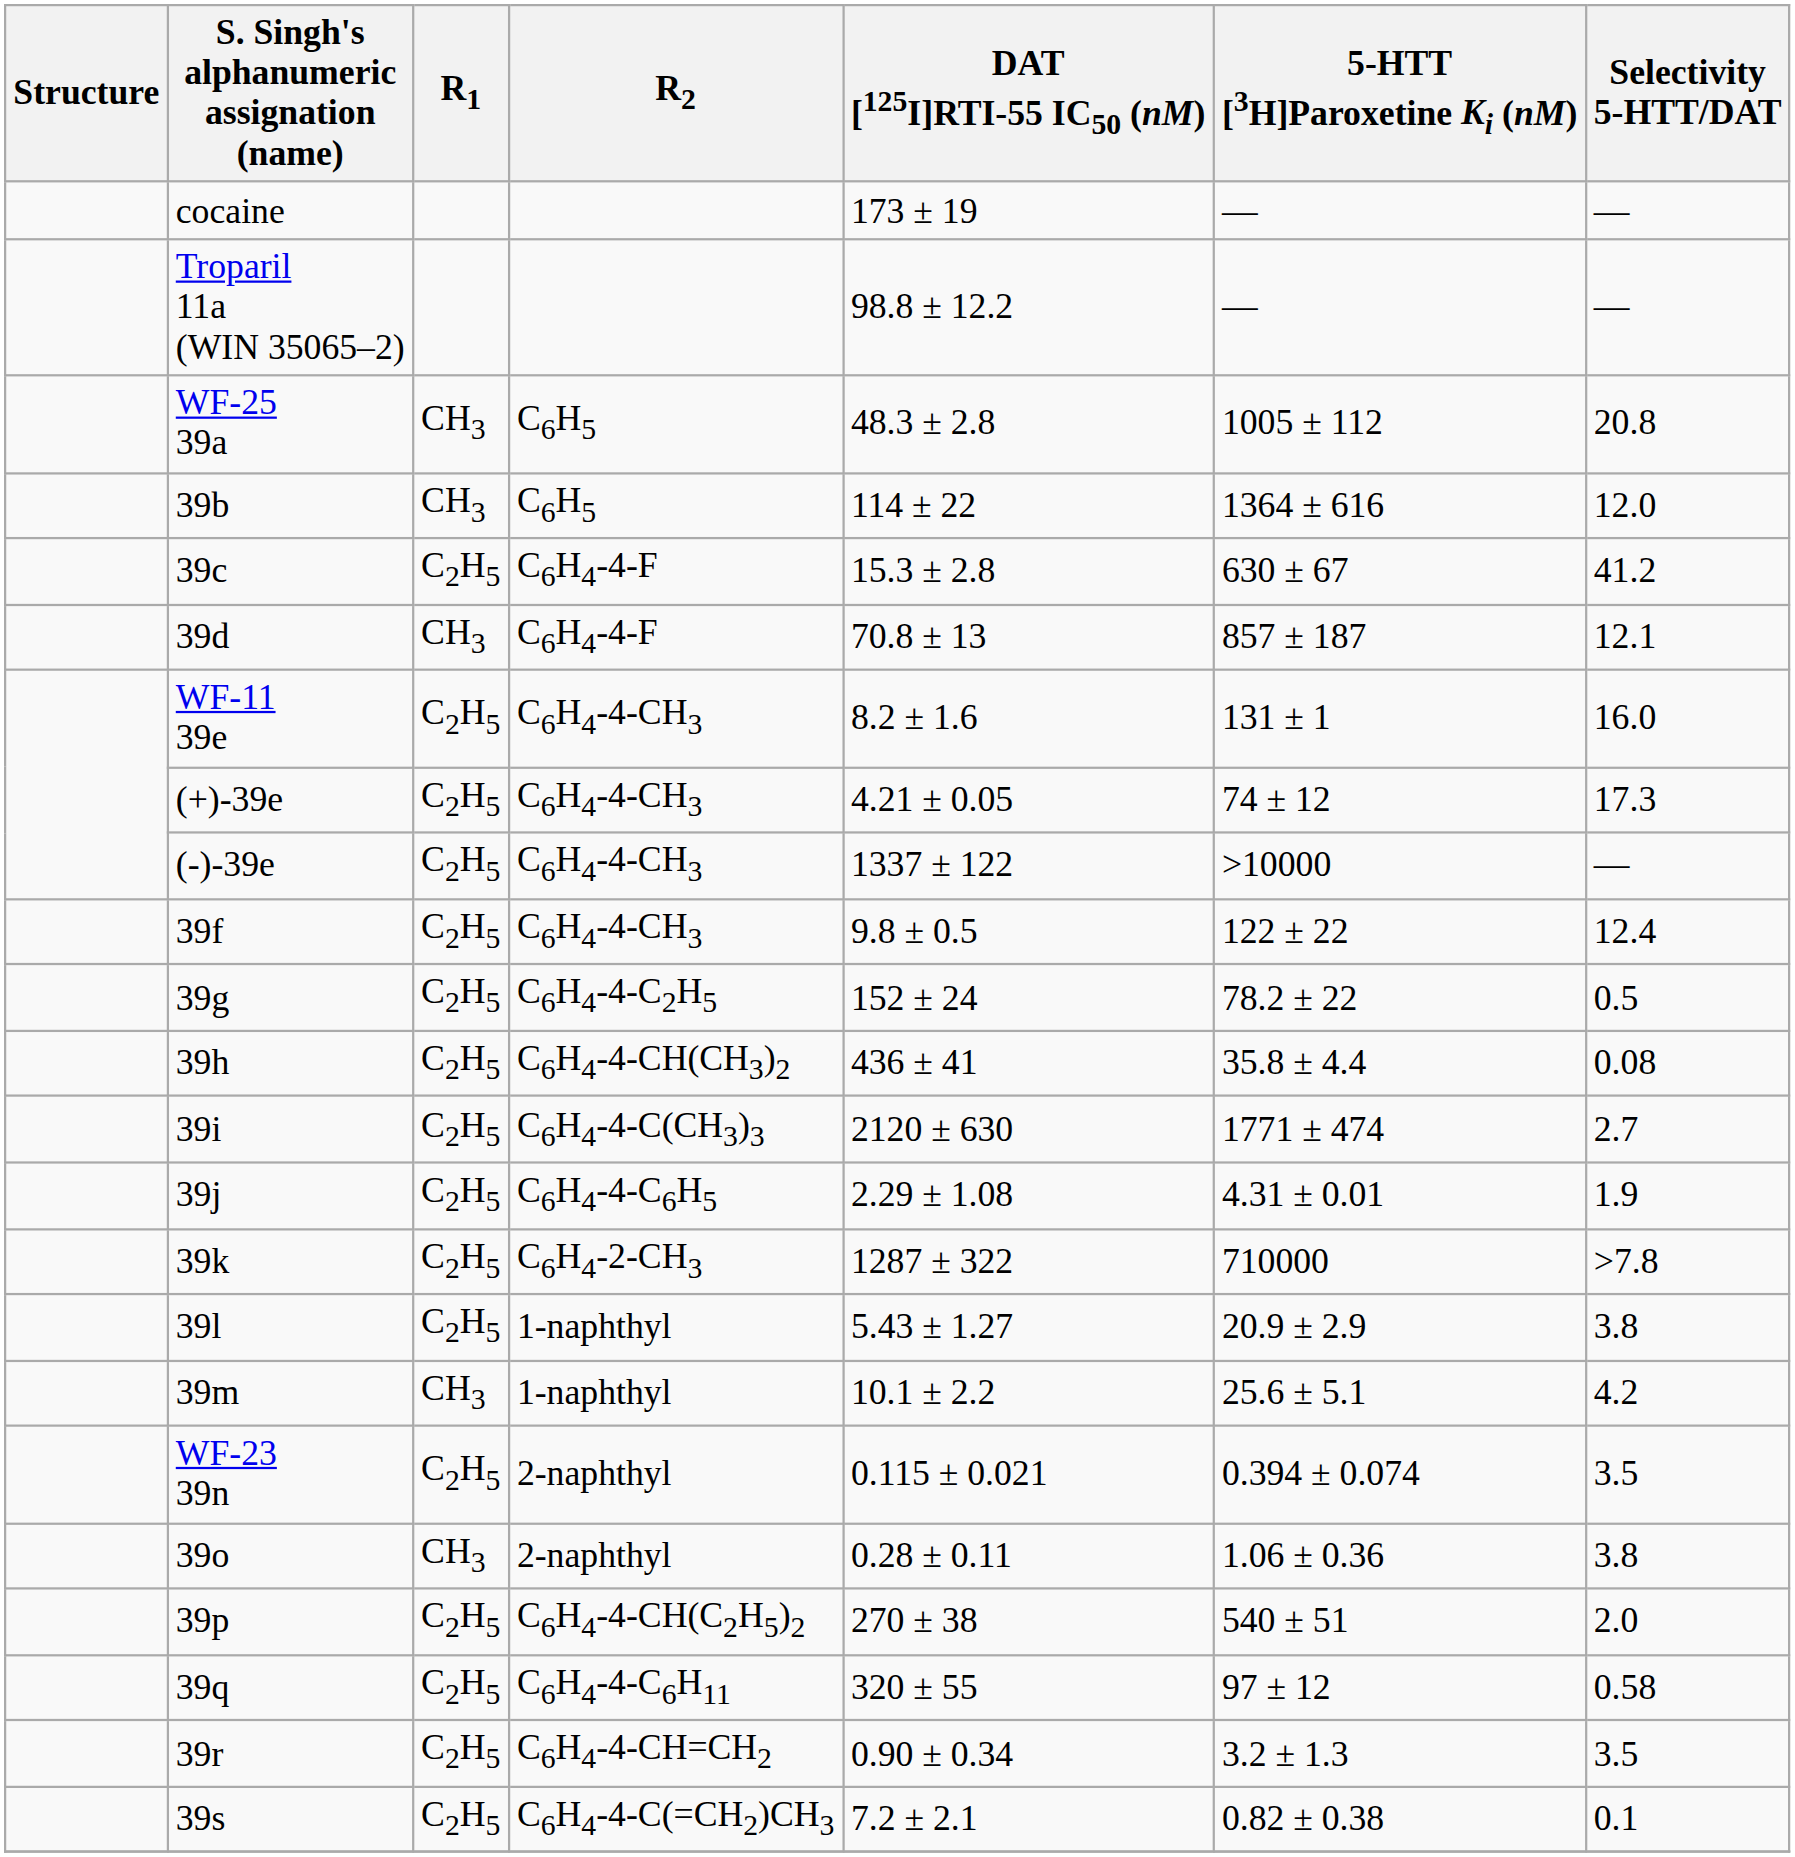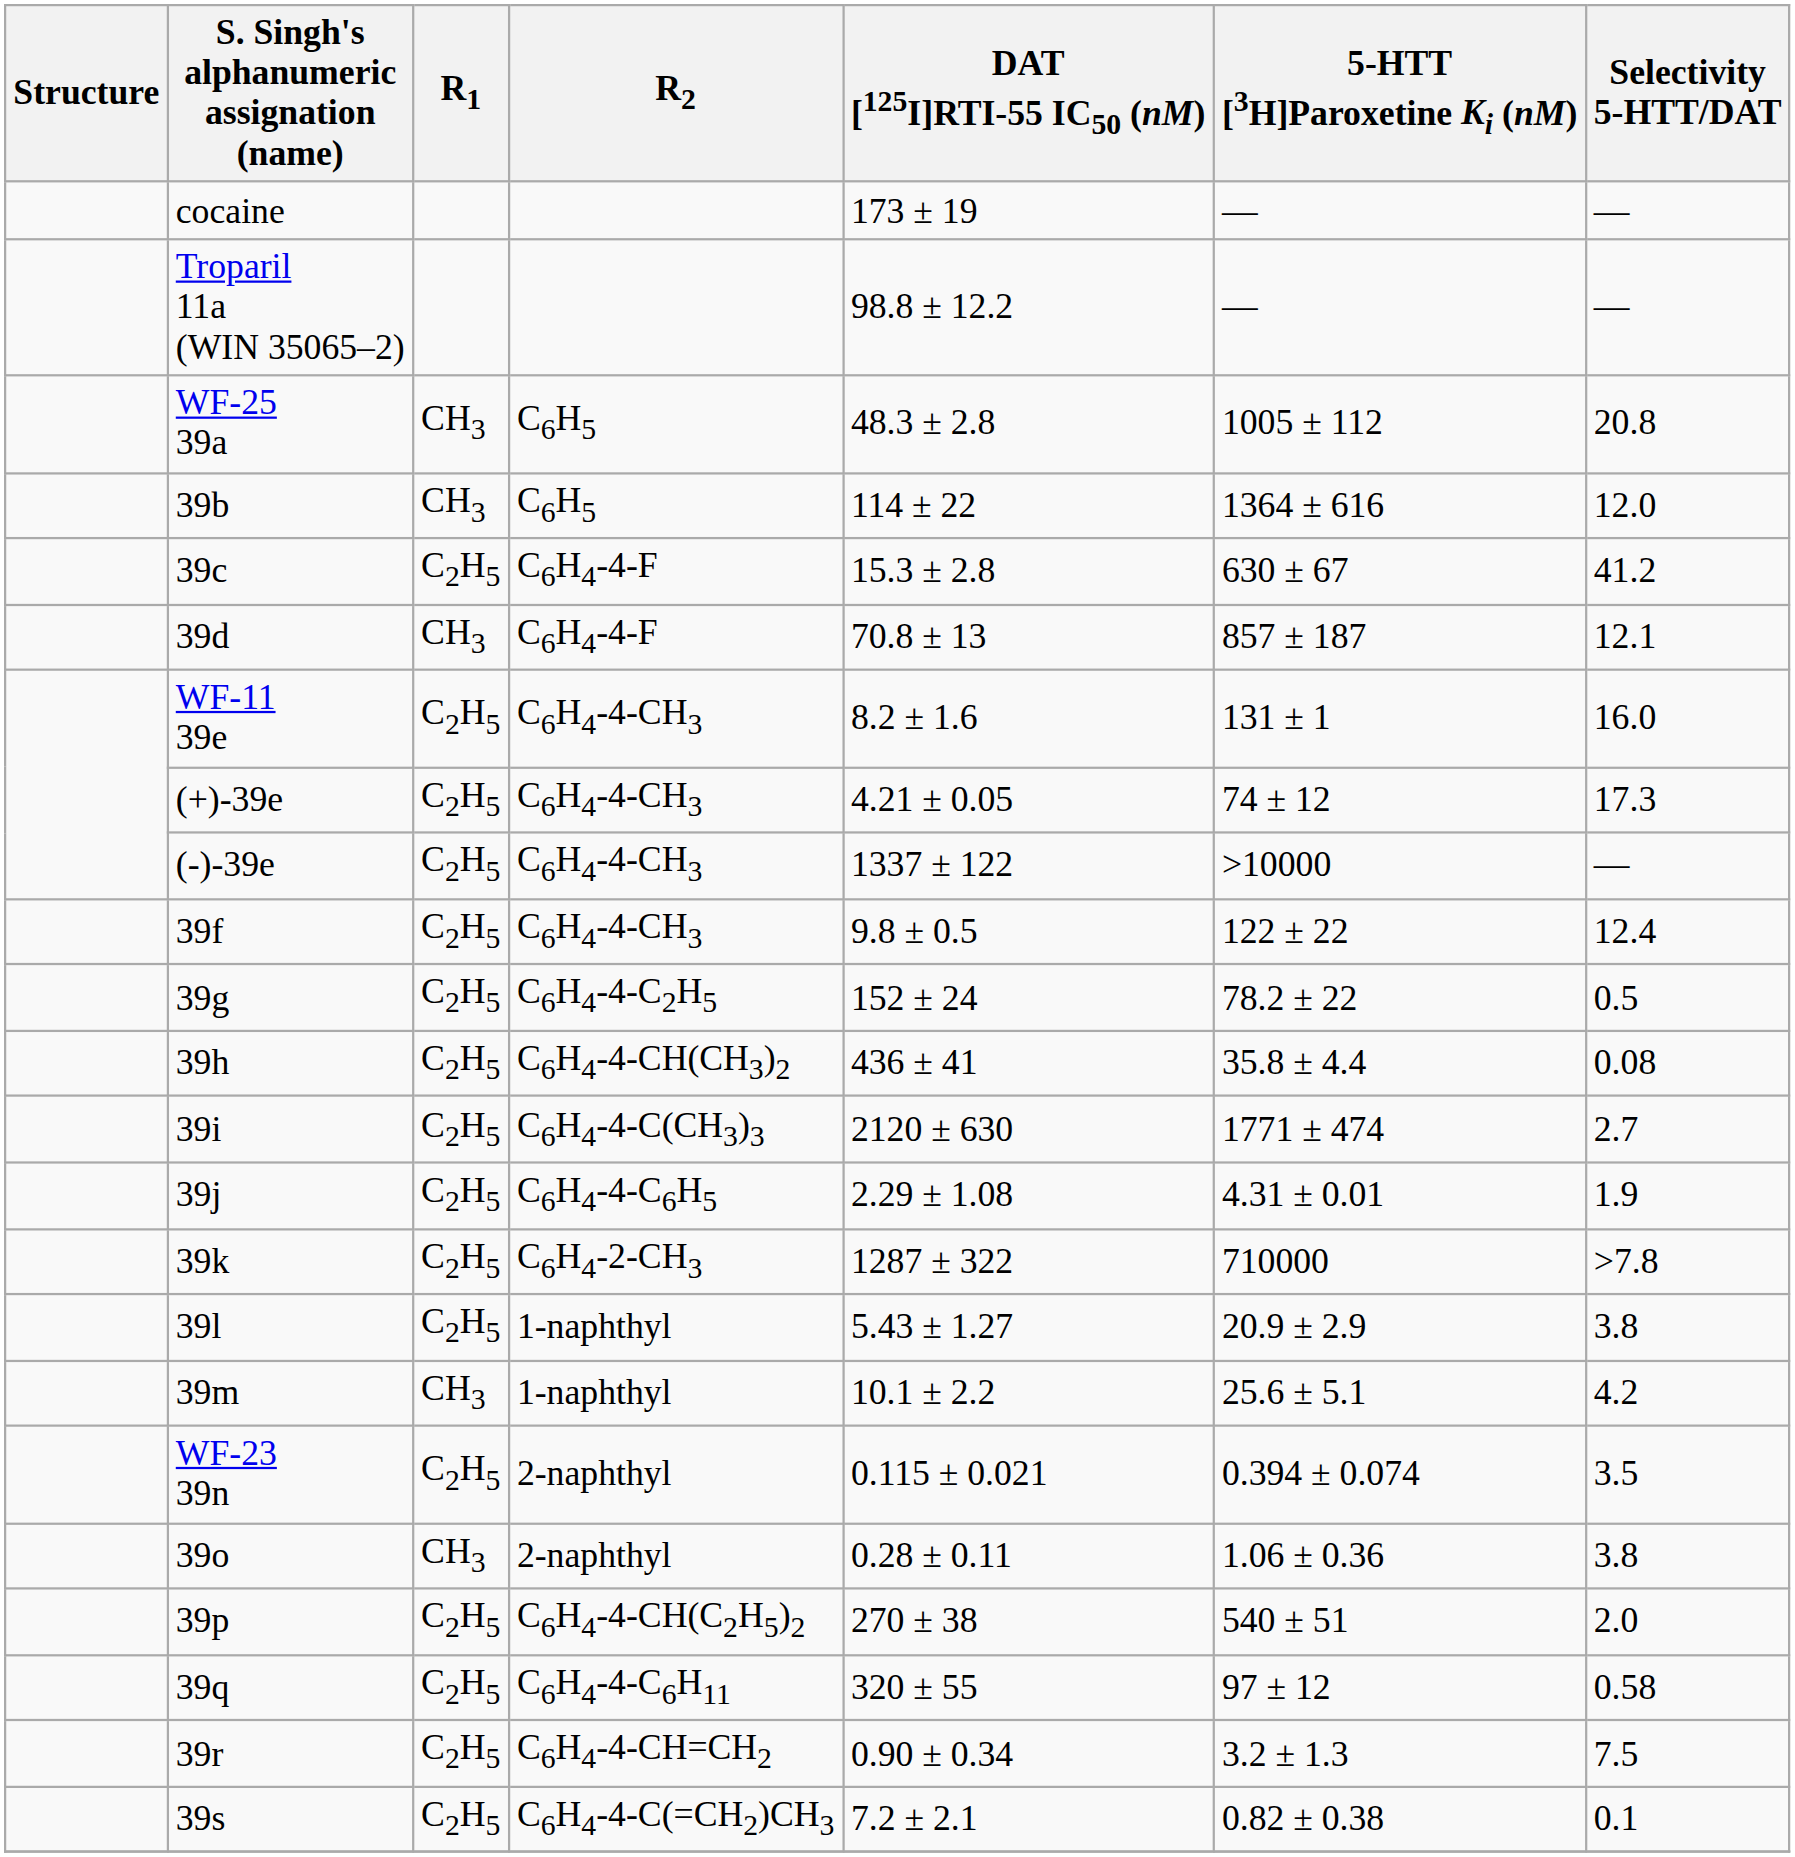(1616, 1752) 3.5 -> (1616, 1752) 7.5
